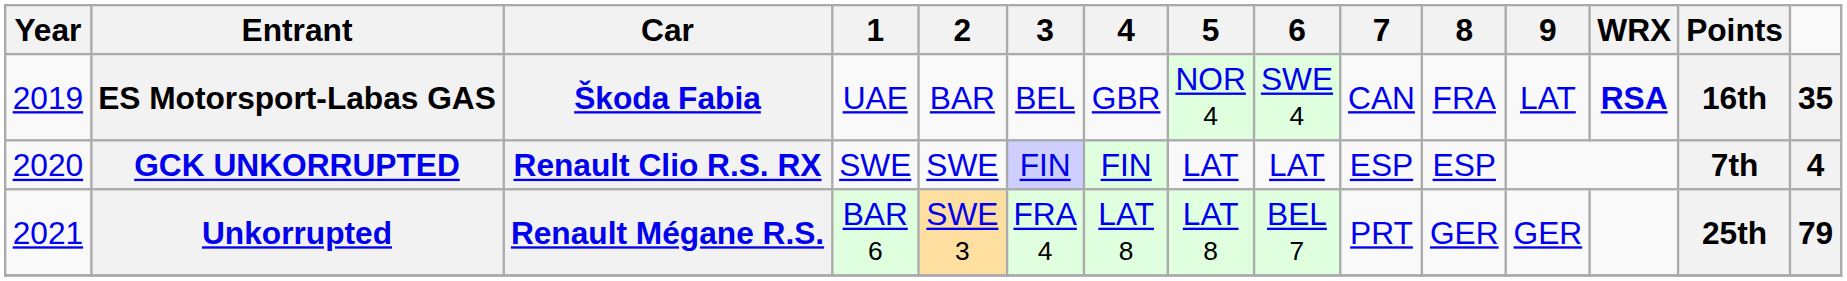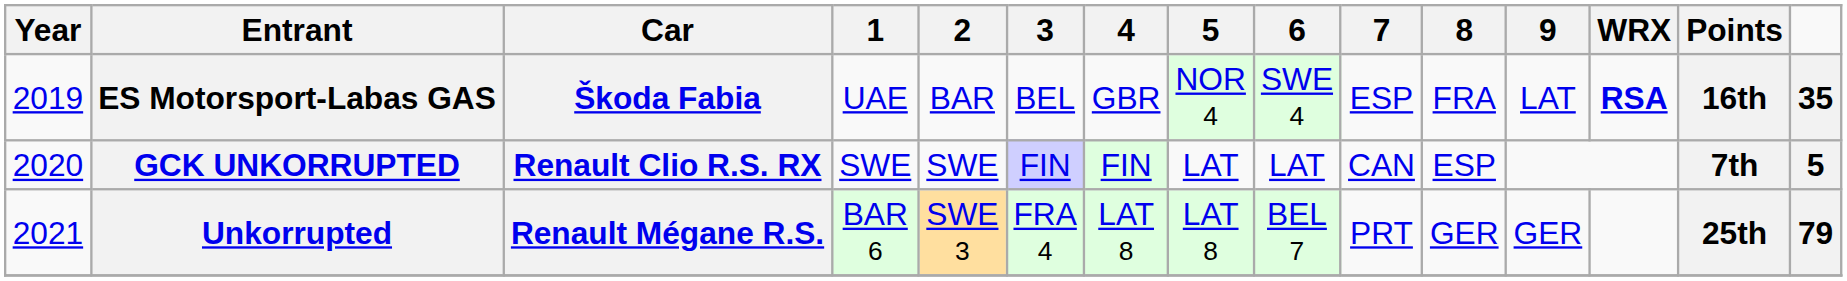(1381, 97) CAN -> (1381, 97) ESP
(1381, 165) ESP -> (1381, 165) CAN
(1816, 165) 4 -> (1816, 165) 5
